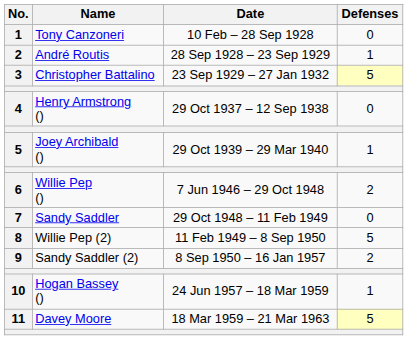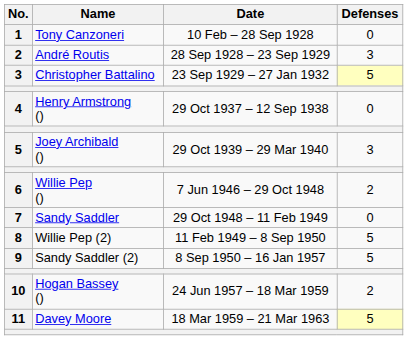(370, 55) 1 -> (370, 55) 3
(370, 149) 1 -> (370, 149) 3
(370, 258) 2 -> (370, 258) 5
(370, 291) 1 -> (370, 291) 2
